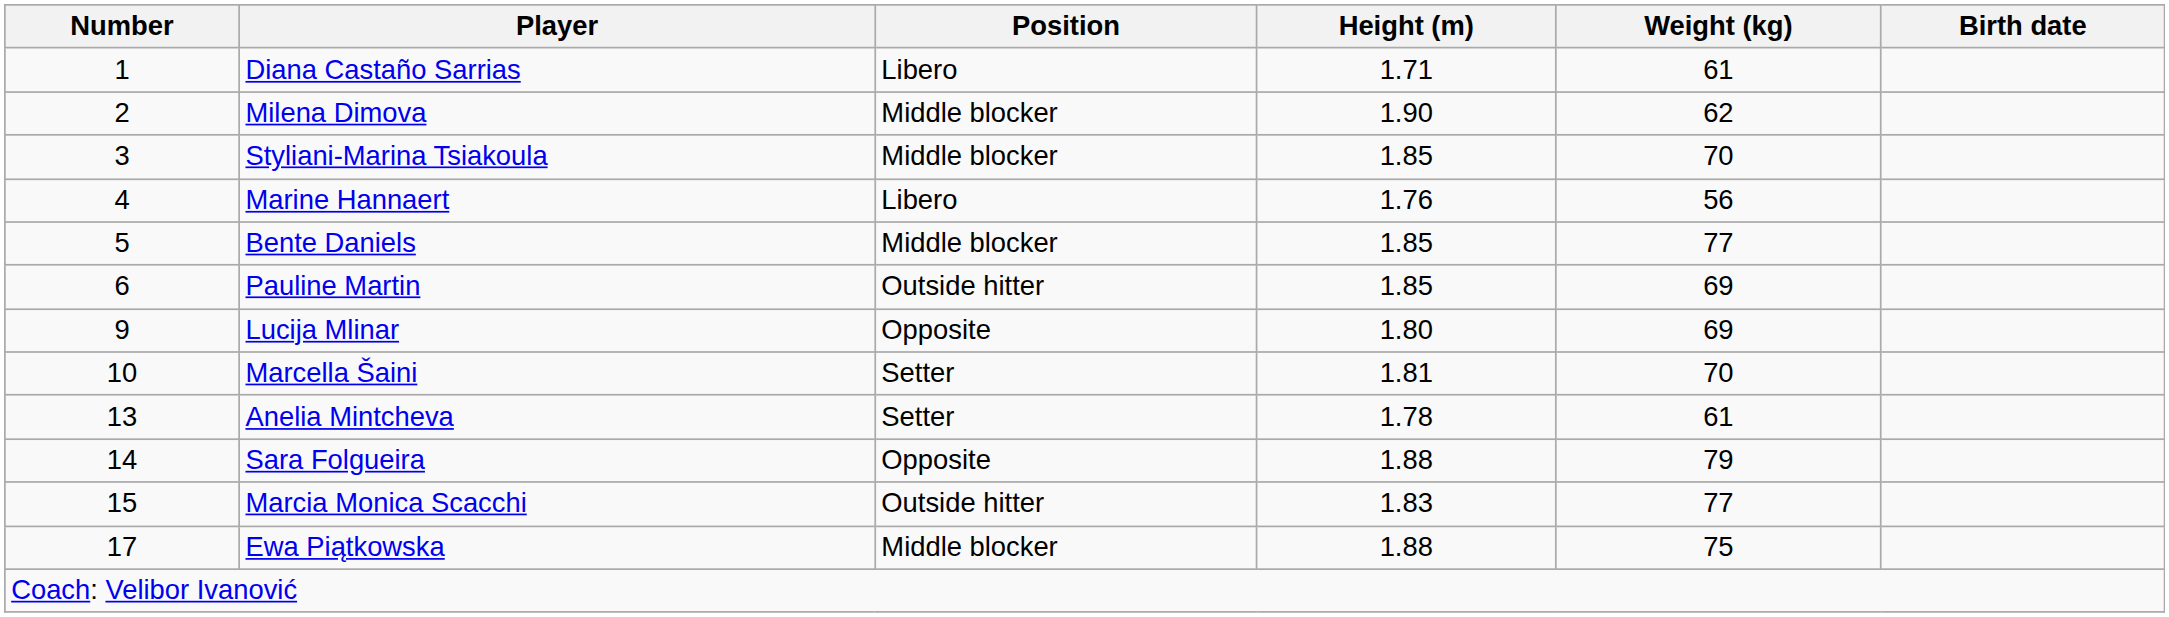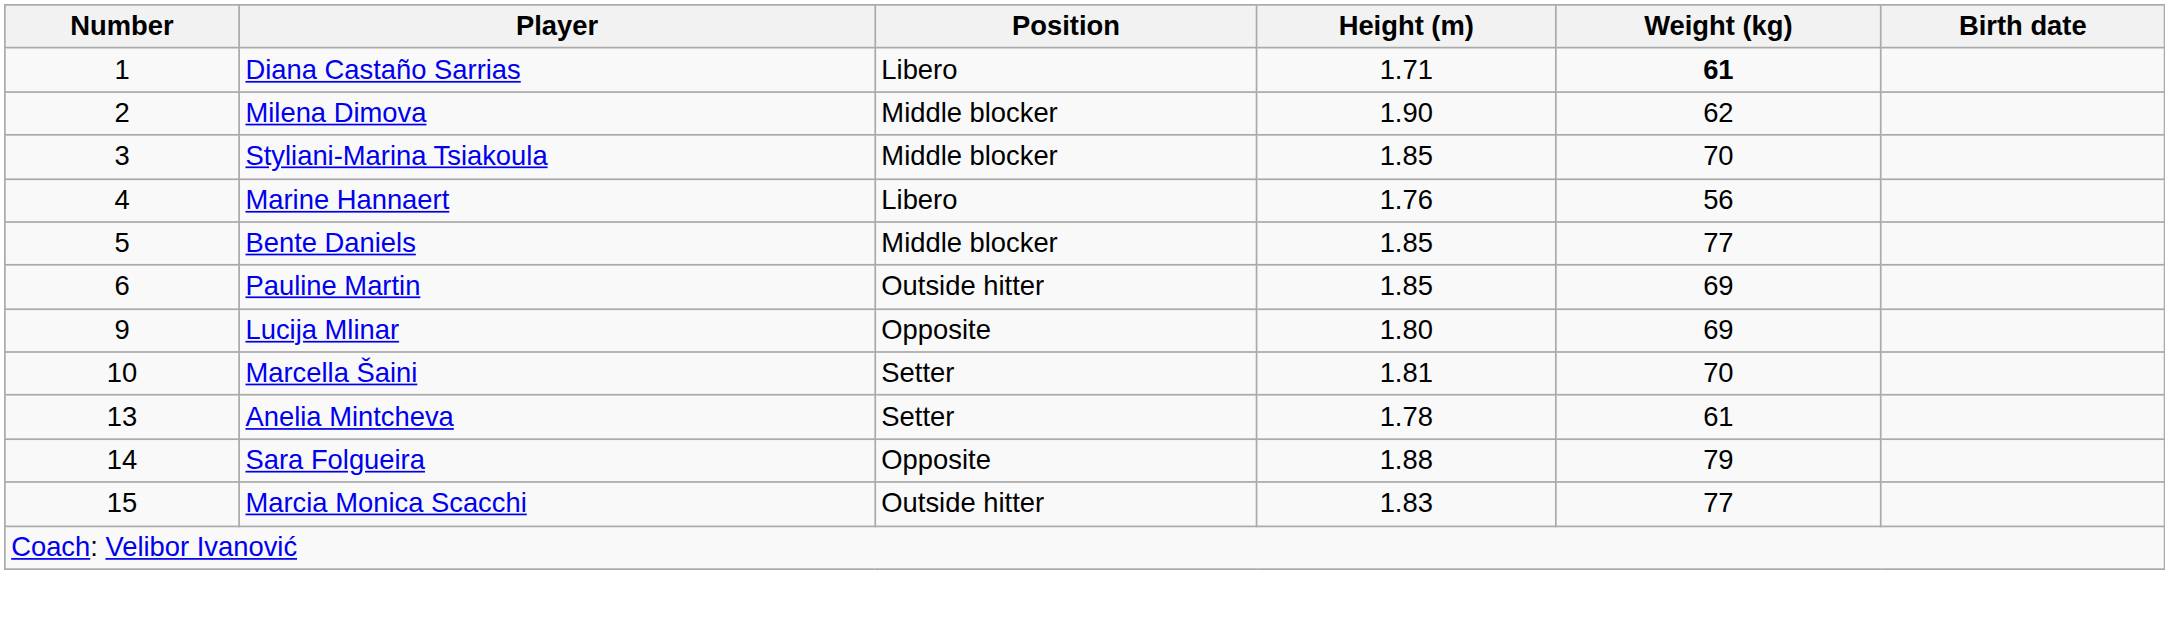(1718, 69) normal -> (1718, 69) bold
- row: (345, 546)
